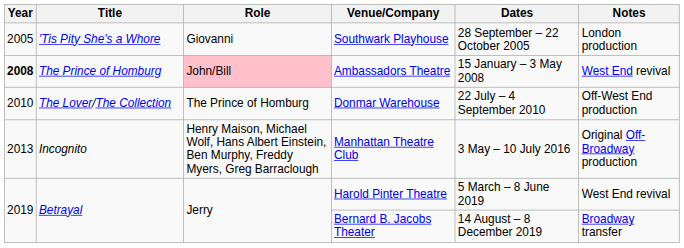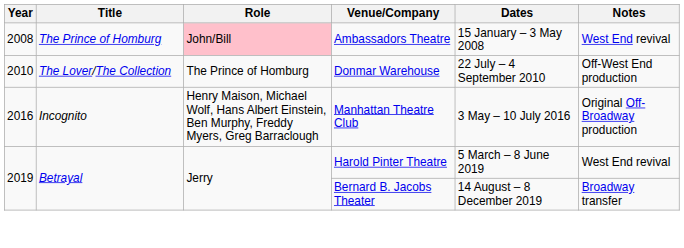- row: (391, 39)
(20, 71) bold -> (20, 39) normal
(20, 148) 2013 -> (20, 116) 2016
